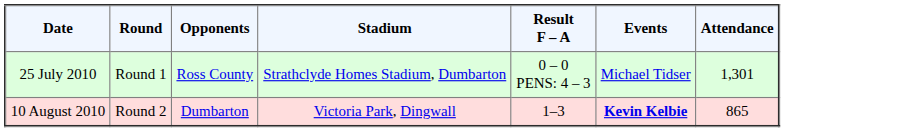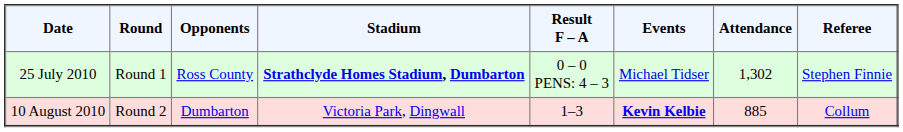+ column: (847, 28)
(385, 74) normal -> (394, 74) bold
(737, 74) 1,301 -> (756, 74) 1,302
(737, 111) 865 -> (756, 111) 885
